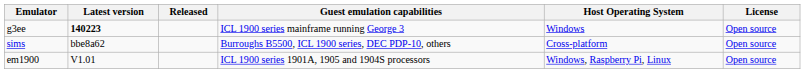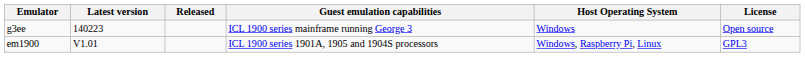(86, 28) bold -> (88, 28) normal
- row: (16, 44)
(751, 60) Open source -> (735, 44) GPL3
